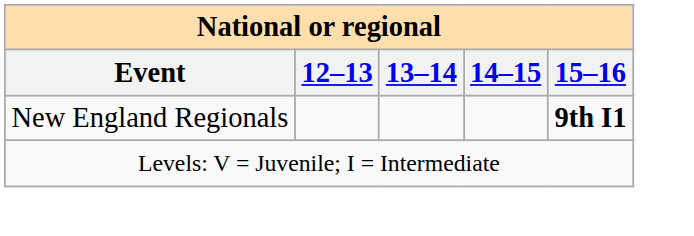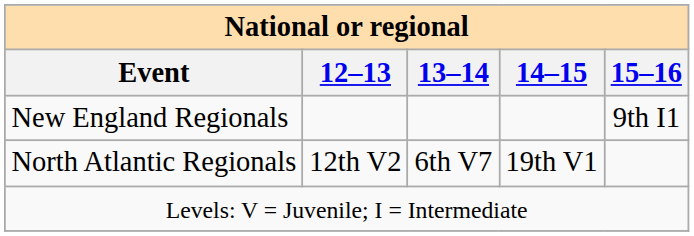(590, 117) bold -> (646, 117) normal
+ row: (154, 162)
